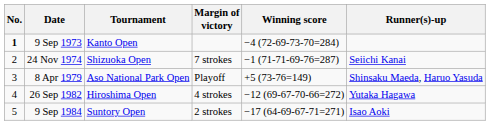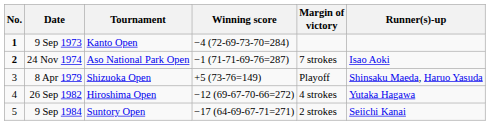columns swapped: (294, 19) <-> (217, 19)
(14, 60) normal -> (14, 60) bold
(119, 60) Shizuoka Open -> (138, 60) Aso National Park Open
(378, 60) Seiichi Kanai -> (369, 60) Isao Aoki
(138, 77) Aso National Park Open -> (119, 77) Shizuoka Open
(369, 112) Isao Aoki -> (378, 112) Seiichi Kanai
